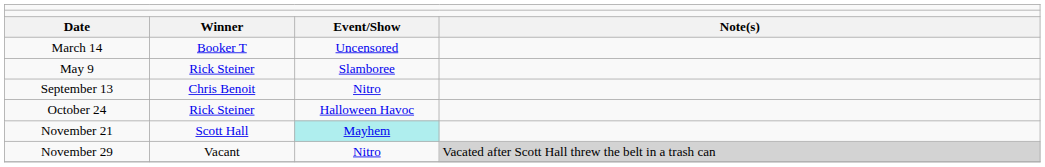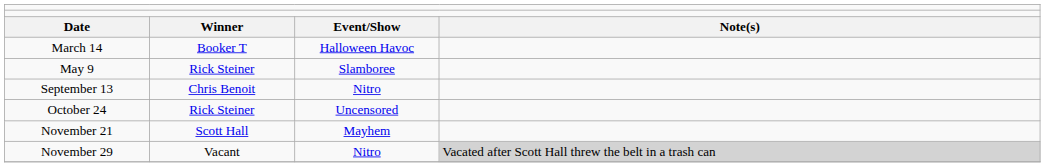(367, 47) Uncensored -> (367, 47) Halloween Havoc
(367, 110) Halloween Havoc -> (367, 110) Uncensored
(367, 131) paleturquoise background -> (367, 131) no background
